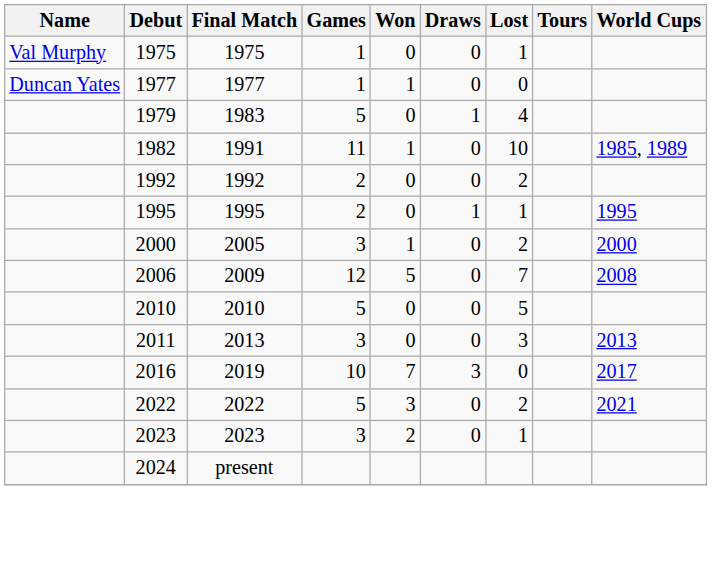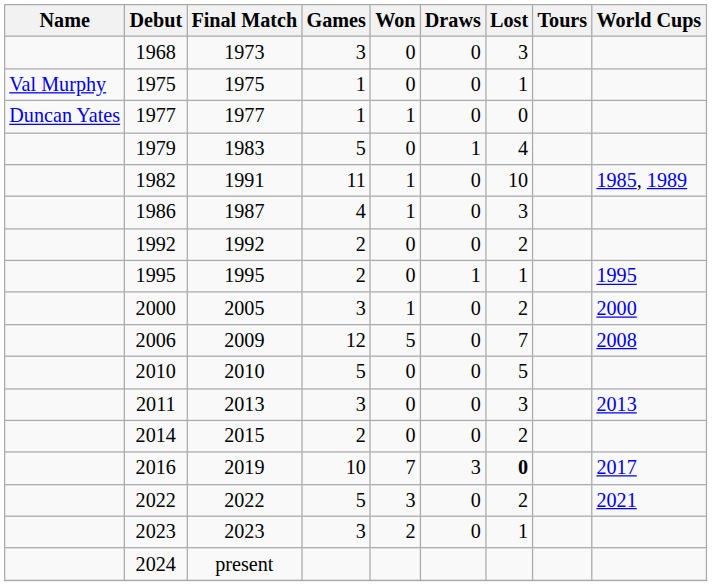+ row: (156, 52)
+ row: (156, 212)
+ row: (156, 436)
(523, 372) normal -> (523, 468) bold
